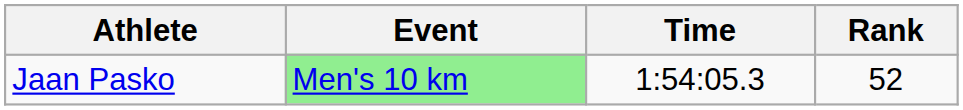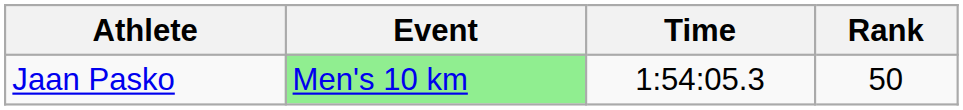(886, 79) 52 -> (886, 79) 50
